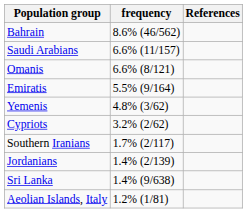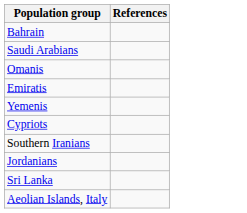- column: (146, 13)
